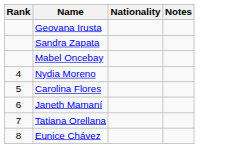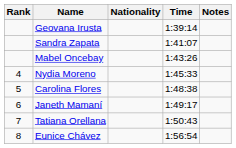+ column: (181, 12)
